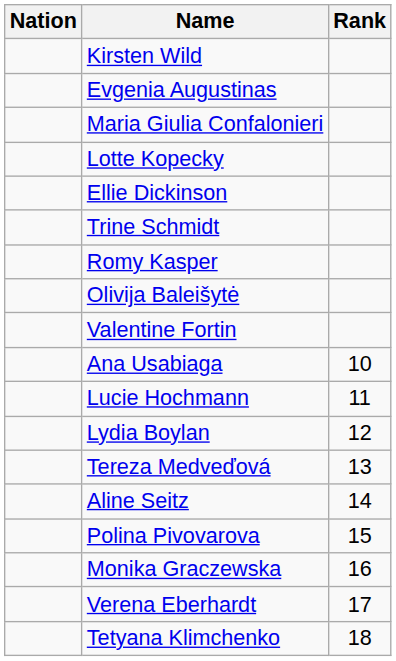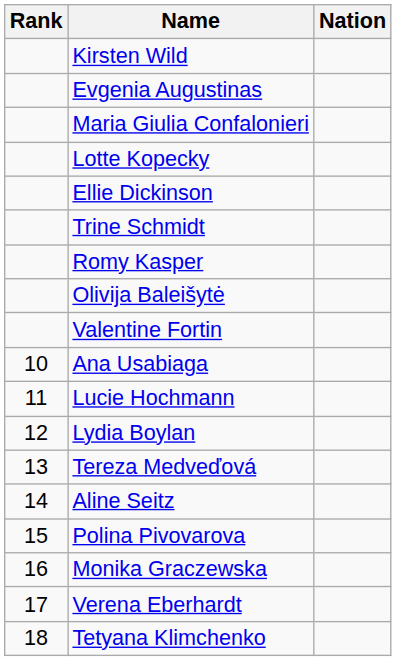columns swapped: (360, 21) <-> (43, 21)
